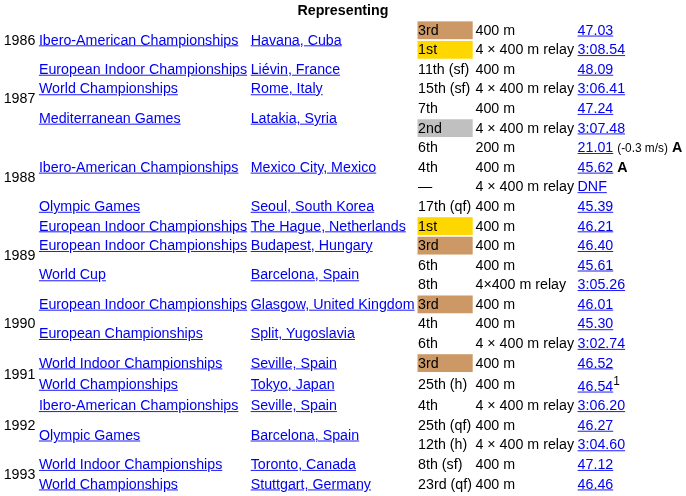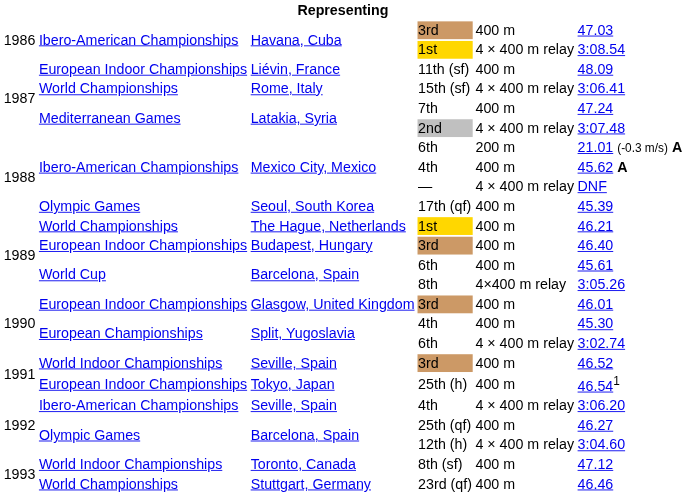(143, 226) European Indoor Championships -> (108, 226) World Championships
(108, 384) World Championships -> (143, 384) European Indoor Championships
